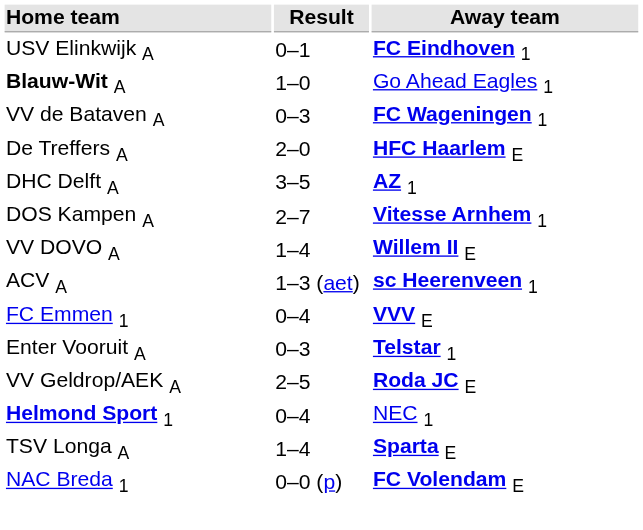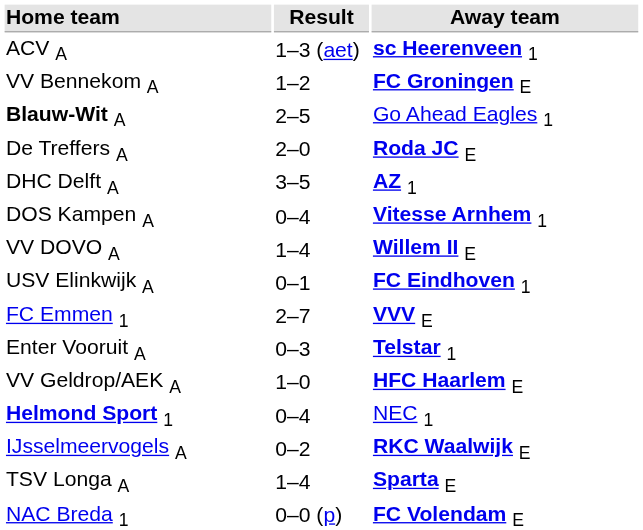rows swapped: (36, 283) <-> (80, 50)
+ row: (82, 84)
(293, 83) 1–0 -> (293, 116) 2–5
- row: (85, 117)
(448, 150) HFC Haarlem E -> (425, 150) Roda JC E
(293, 216) 2–7 -> (293, 216) 0–4
(293, 316) 0–4 -> (293, 316) 2–7
(293, 382) 2–5 -> (293, 382) 1–0
(425, 383) Roda JC E -> (448, 383) HFC Haarlem E
+ row: (96, 449)
